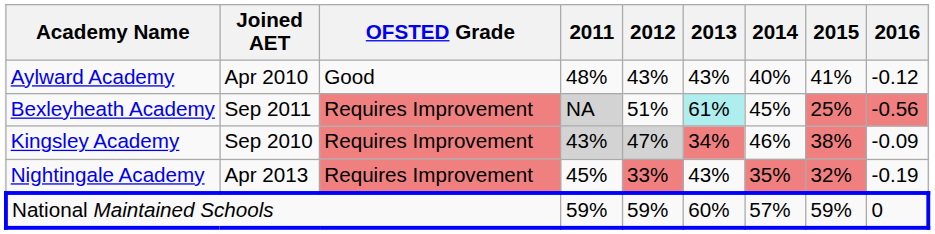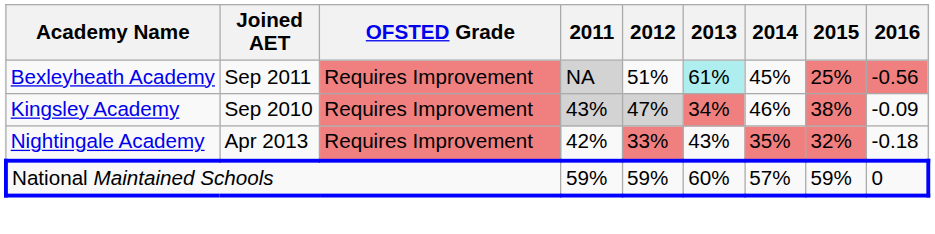- row: (93, 76)
(587, 175) 45% -> (587, 142) 42%
(895, 175) -0.19 -> (895, 142) -0.18
